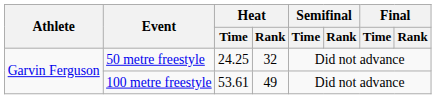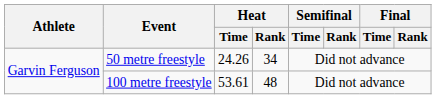(233, 60) 24.25 -> (233, 60) 24.26
(270, 60) 32 -> (270, 60) 34
(270, 82) 49 -> (270, 82) 48
